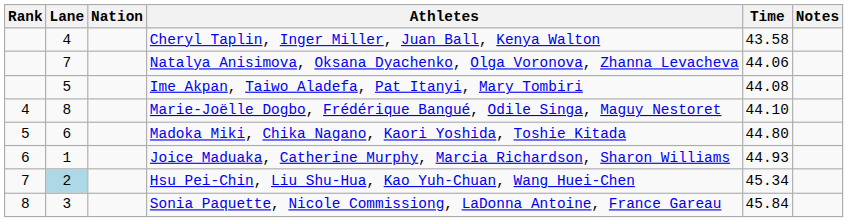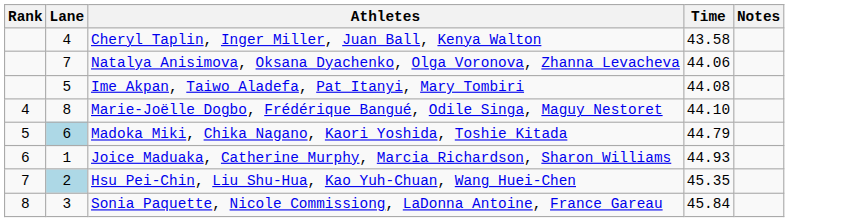- column: (117, 16)
(67, 134) no background -> (67, 134) lightblue background
(767, 134) 44.80 -> (708, 134) 44.79
(767, 181) 45.34 -> (708, 181) 45.35
